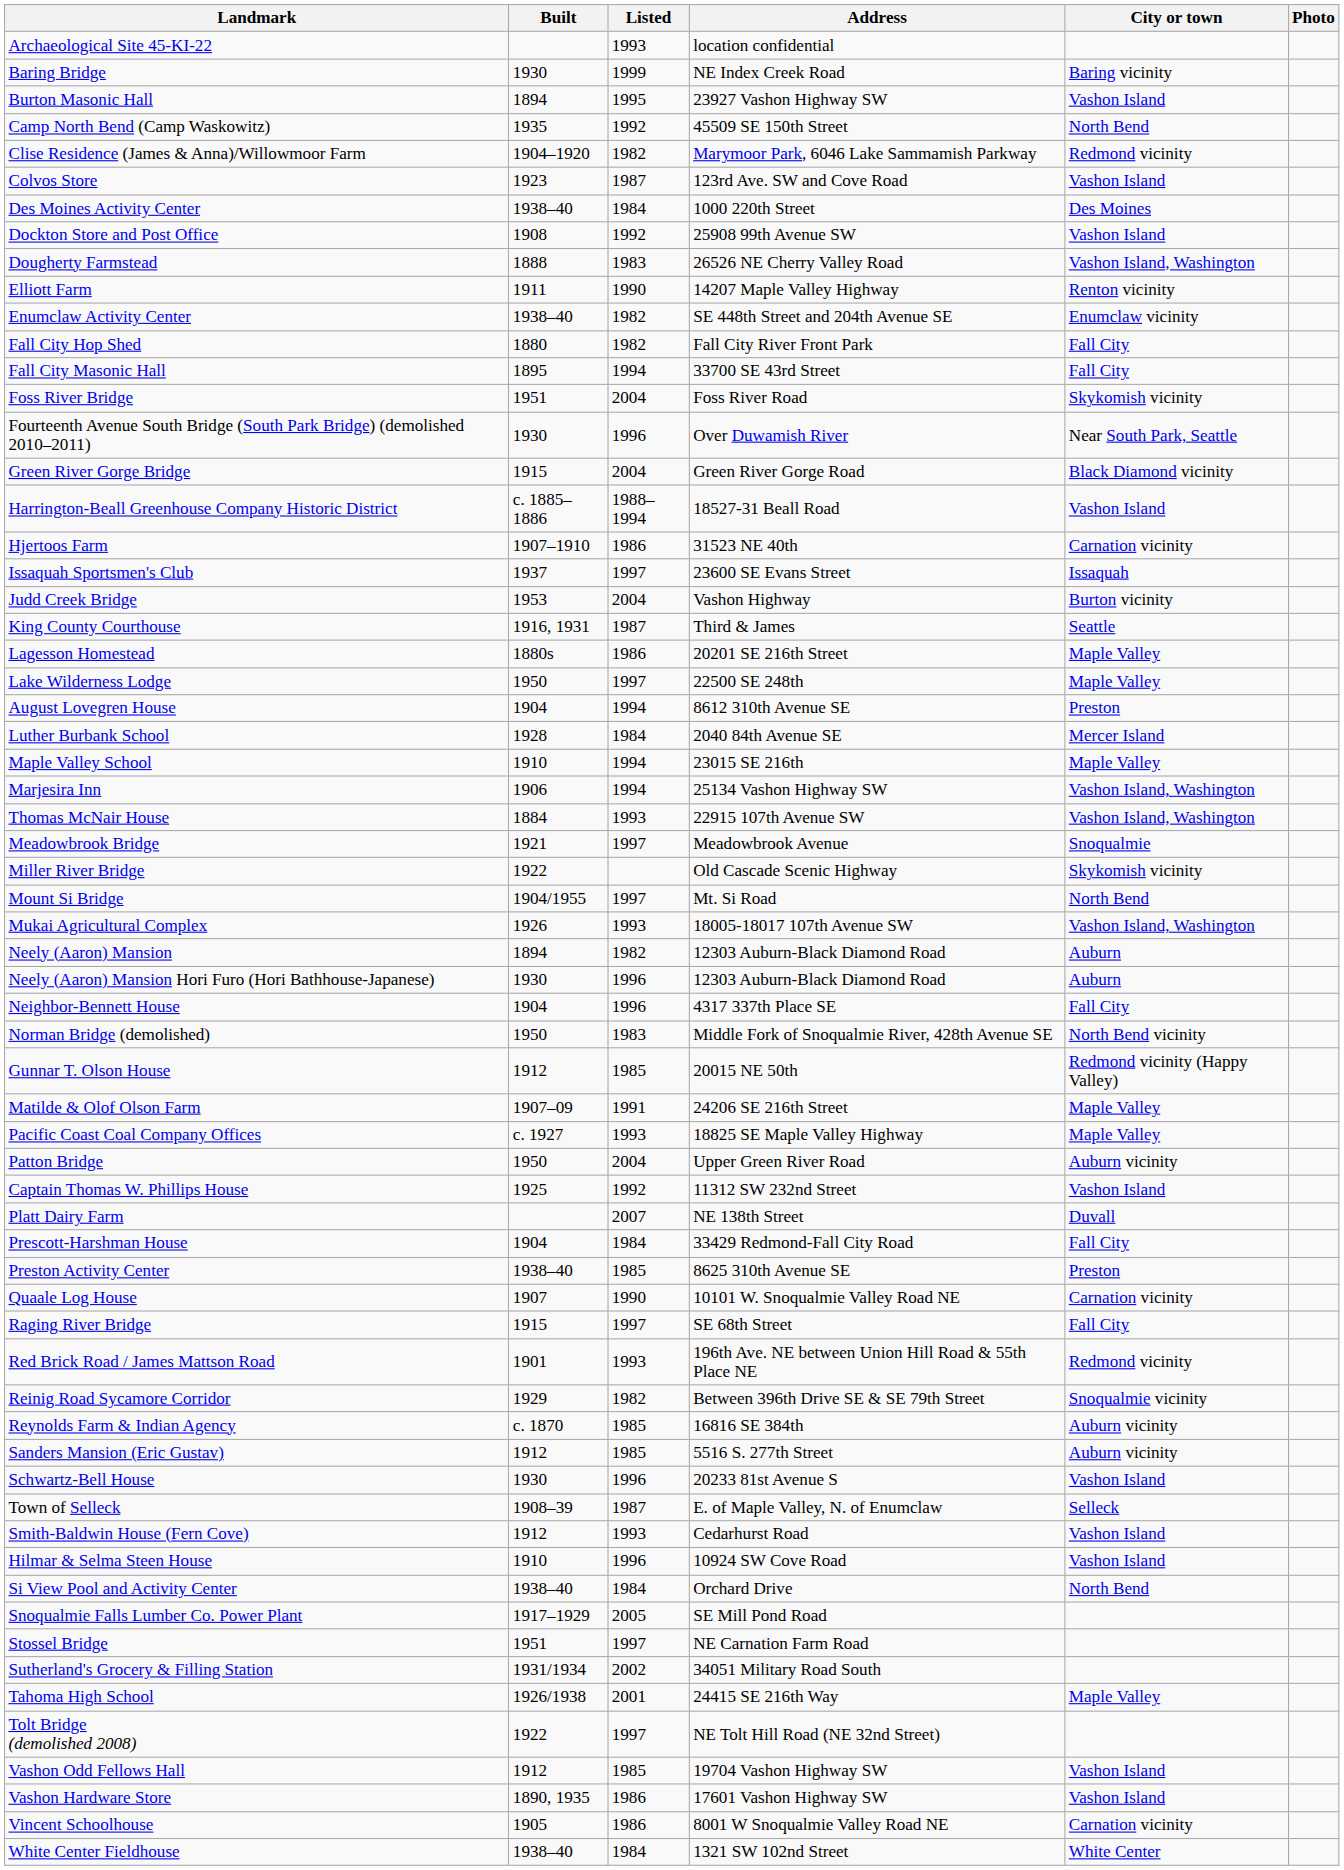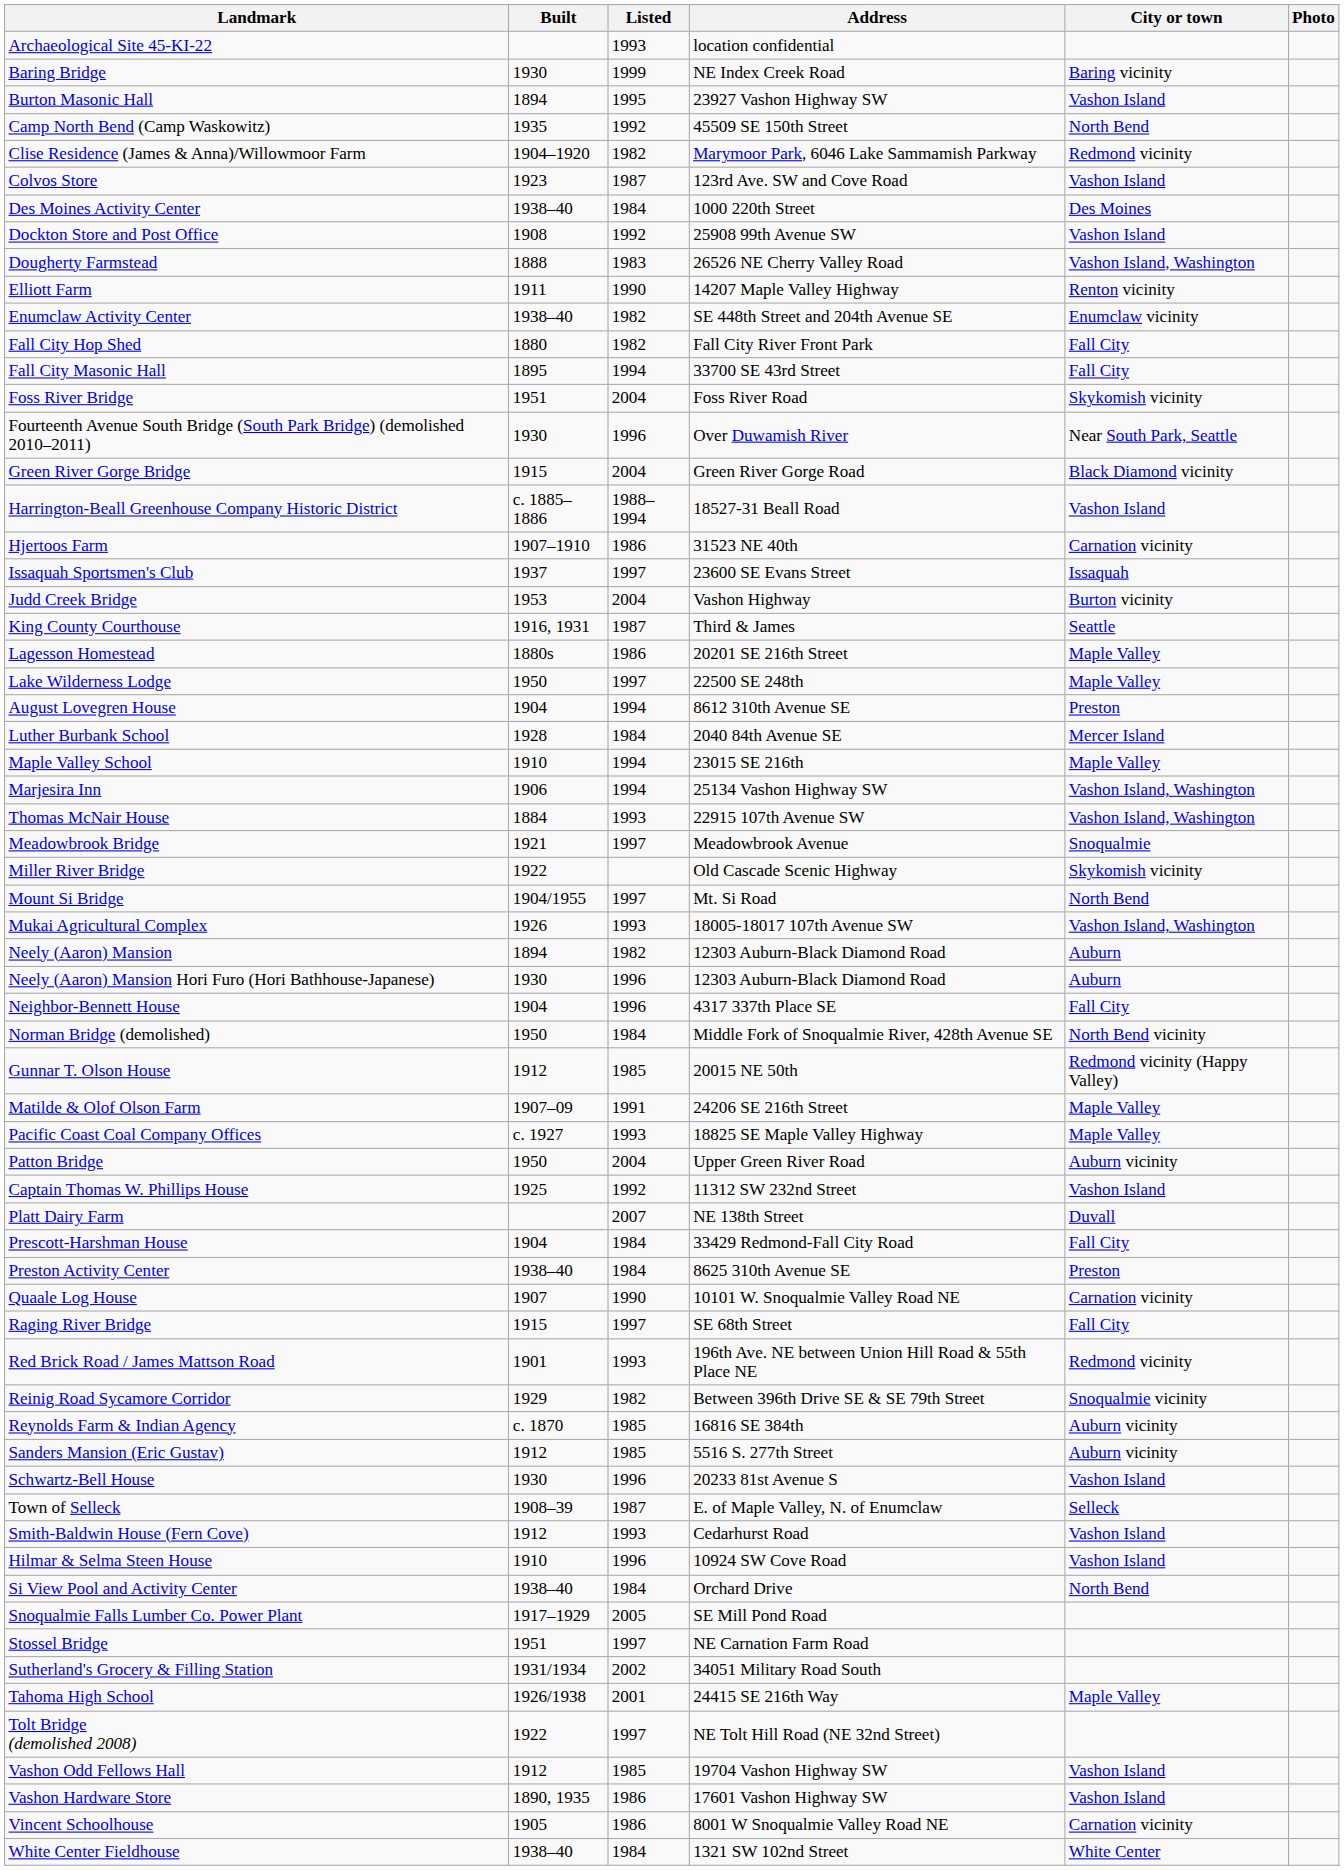(629, 1034) 1983 -> (629, 1034) 1984
(629, 1270) 1985 -> (629, 1270) 1984
